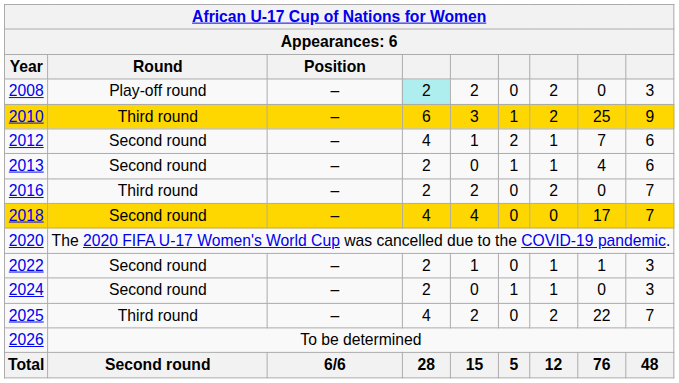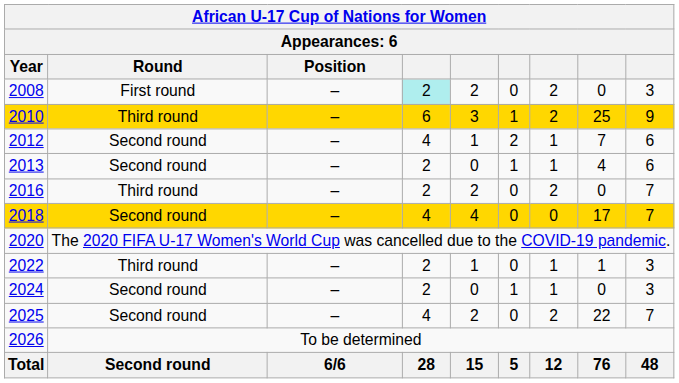(158, 91) Play-off round -> (158, 91) First round
(158, 265) Second round -> (158, 265) Third round
(158, 315) Third round -> (158, 315) Second round
